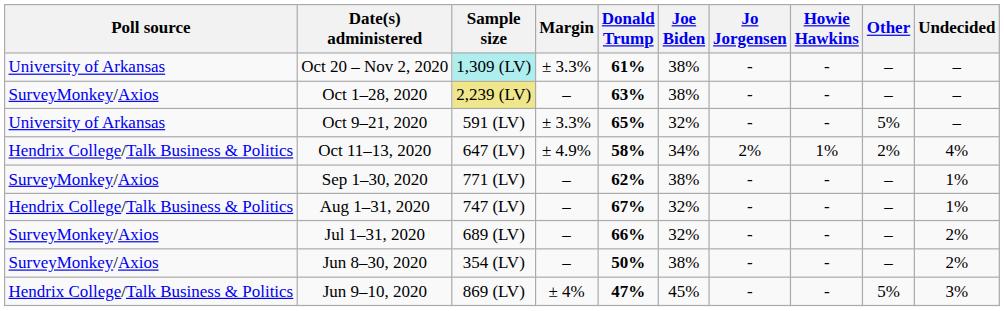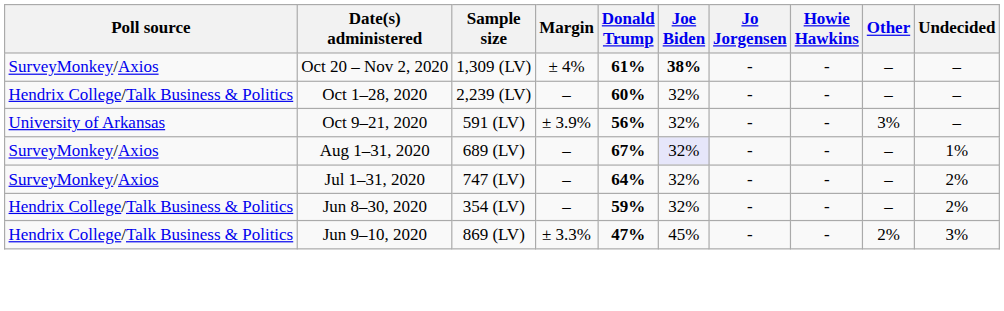(87, 66) University of Arkansas -> (84, 66) SurveyMonkey/Axios
(494, 66) paleturquoise background -> (494, 66) no background
(567, 66) ± 3.3% -> (567, 66) ± 4%
(684, 66) normal -> (684, 66) bold
(84, 95) SurveyMonkey/Axios -> (151, 95) Hendrix College/Talk Business & Politics
(494, 95) khaki background -> (494, 95) no background
(628, 95) 63% -> (628, 95) 60%
(684, 95) 38% -> (684, 95) 32%
(567, 123) ± 3.3% -> (567, 123) ± 3.9%
(628, 123) 65% -> (628, 123) 56%
(888, 123) 5% -> (888, 123) 3%
- row: (375, 151)
- row: (375, 179)
(151, 207) Hendrix College/Talk Business & Politics -> (84, 151) SurveyMonkey/Axios
(494, 207) 747 (LV) -> (494, 151) 689 (LV)
(684, 207) no background -> (684, 151) lavender background
(494, 235) 689 (LV) -> (494, 179) 747 (LV)
(628, 235) 66% -> (628, 179) 64%
(84, 263) SurveyMonkey/Axios -> (151, 207) Hendrix College/Talk Business & Politics
(628, 263) 50% -> (628, 207) 59%
(684, 263) 38% -> (684, 207) 32%
(567, 291) ± 4% -> (567, 235) ± 3.3%
(888, 291) 5% -> (888, 235) 2%
